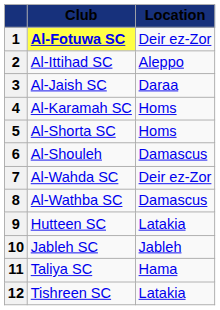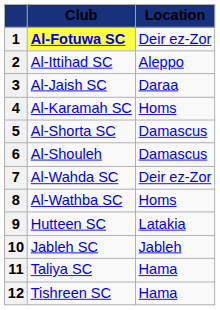(158, 131) Homs -> (173, 131) Damascus
(173, 200) Damascus -> (158, 200) Homs
(162, 293) Latakia -> (158, 293) Hama
